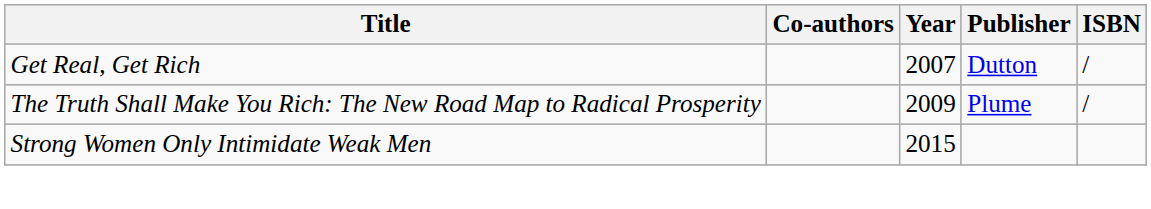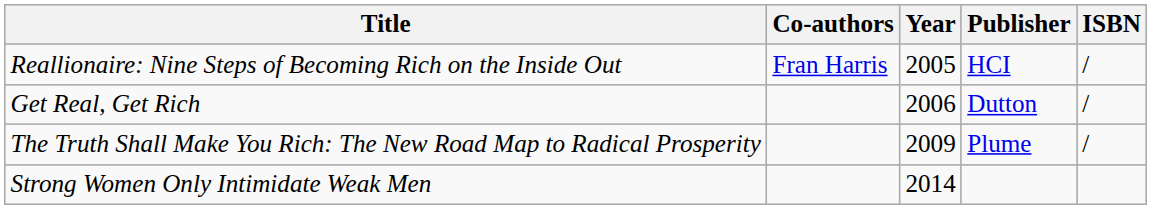+ row: (316, 64)
(931, 64) 2007 -> (931, 104) 2006
(931, 143) 2015 -> (931, 183) 2014
